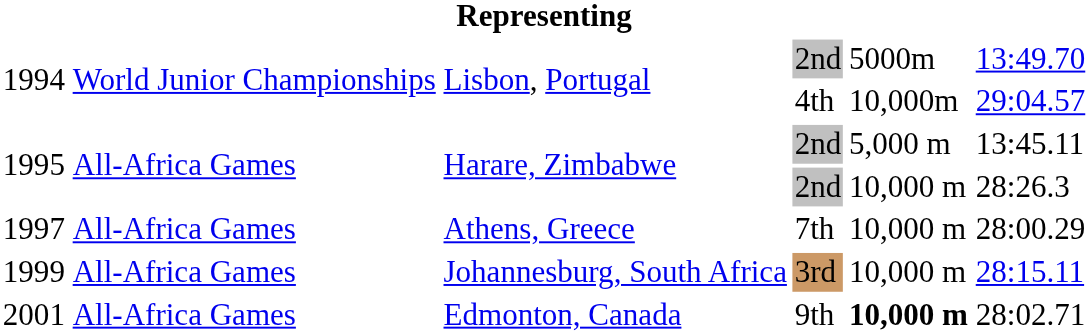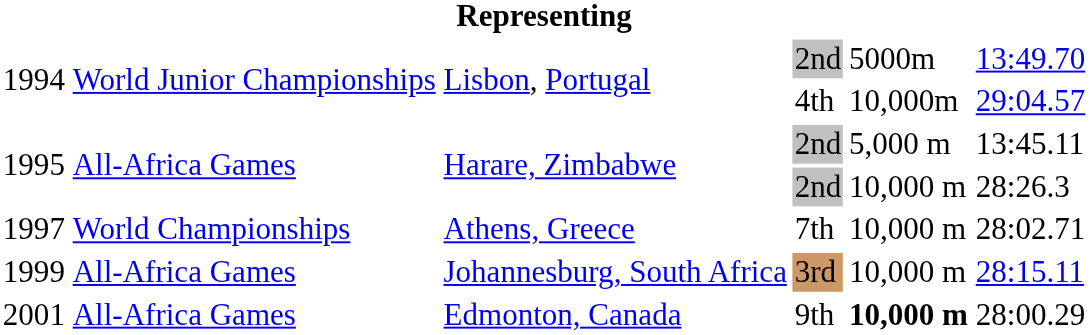(184, 229) All-Africa Games -> (212, 229) World Championships
(1030, 229) 28:00.29 -> (1030, 229) 28:02.71
(1030, 314) 28:02.71 -> (1030, 314) 28:00.29
